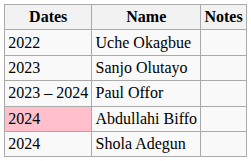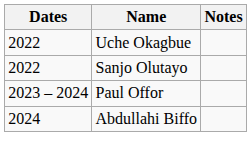(24, 67) 2023 -> (24, 67) 2022
(24, 118) pink background -> (24, 118) no background
- row: (141, 144)
